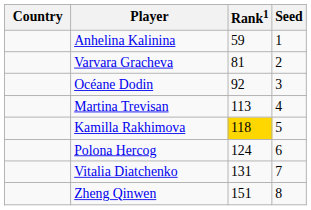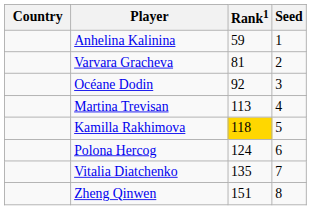(241, 171) 131 -> (241, 171) 135
